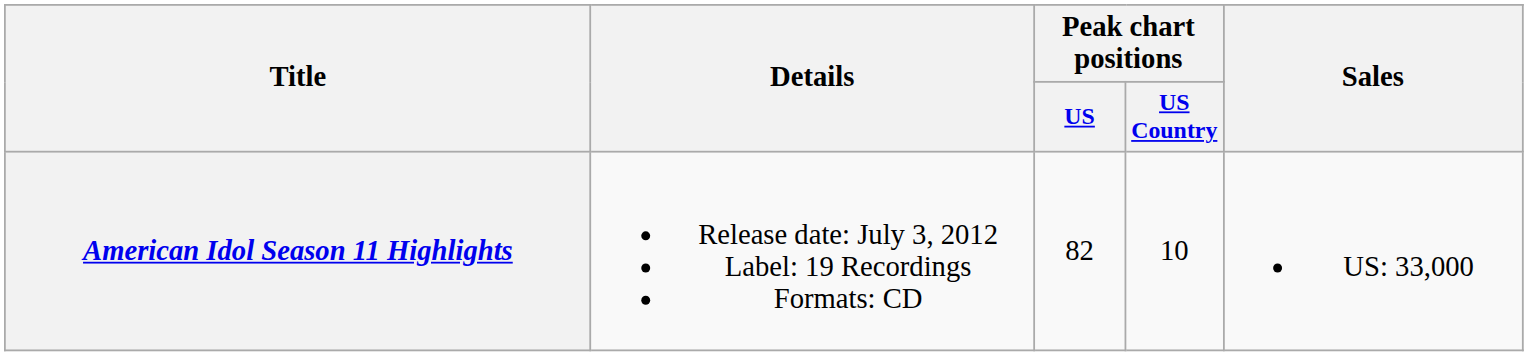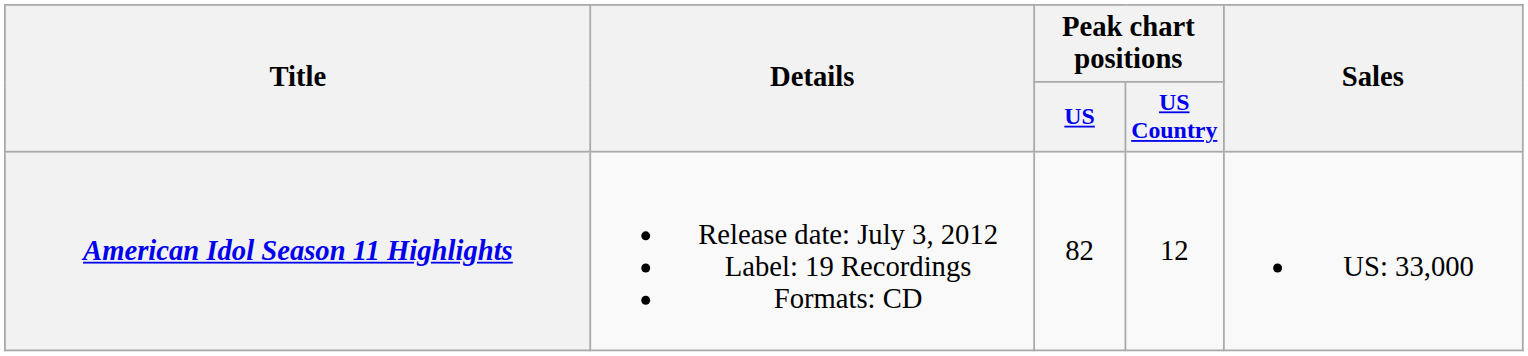(1174, 250) 10 -> (1174, 250) 12
